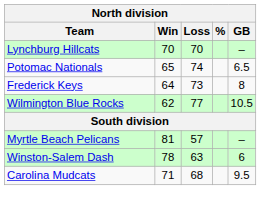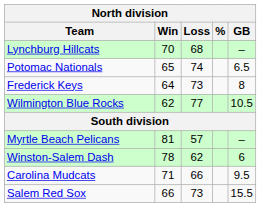(197, 49) 70 -> (197, 49) 68
(197, 157) 63 -> (197, 157) 62
(197, 175) 68 -> (197, 175) 66
+ row: (46, 193)
